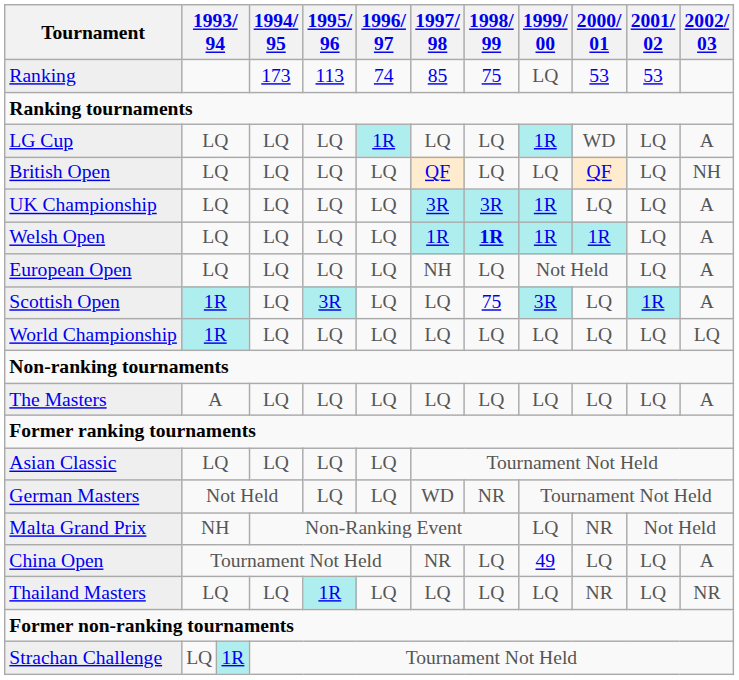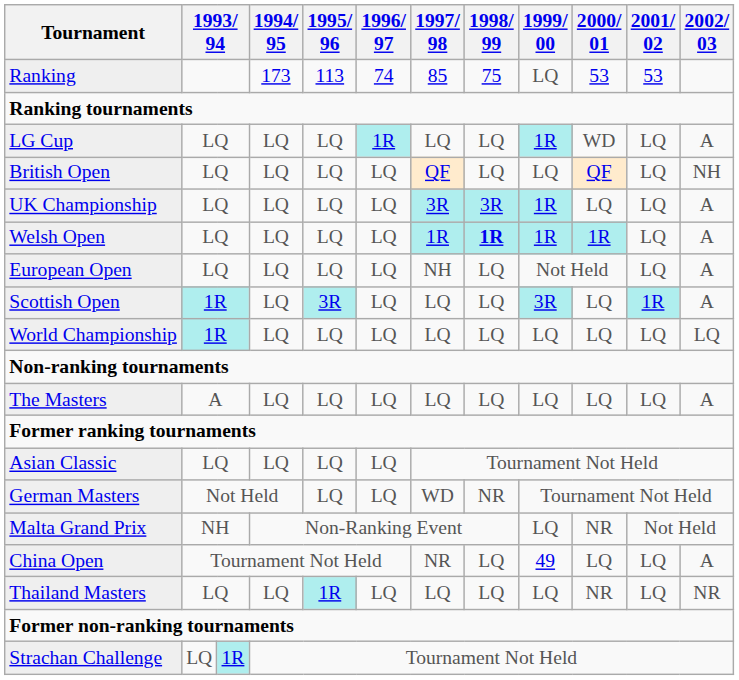(491, 301) 75 -> (491, 301) LQ
